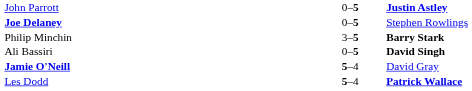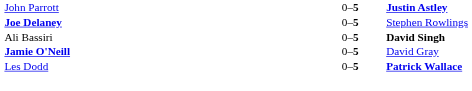- row: (38, 37)
(350, 66) 5–4 -> (350, 52) 0–5
(350, 81) 5–4 -> (350, 66) 0–5
